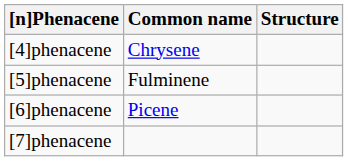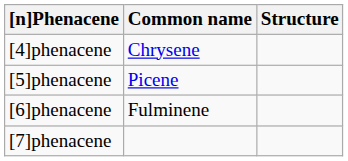(168, 79) Fulminene -> (153, 79) Picene
(153, 110) Picene -> (168, 110) Fulminene
